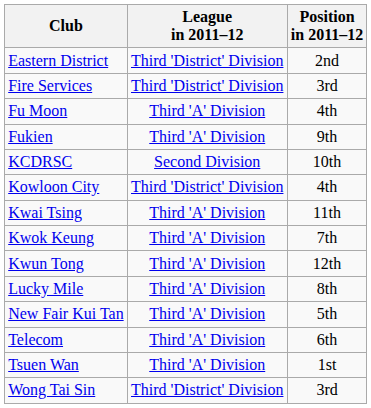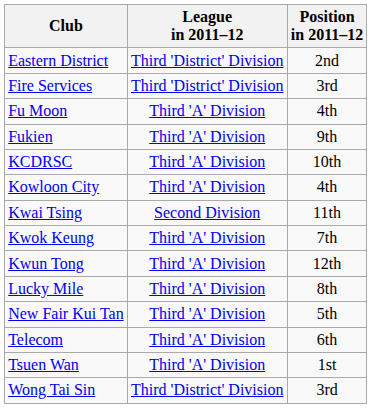(207, 162) Second Division -> (207, 162) Third 'A' Division
(207, 187) Third 'District' Division -> (207, 187) Third 'A' Division
(207, 212) Third 'A' Division -> (207, 212) Second Division
